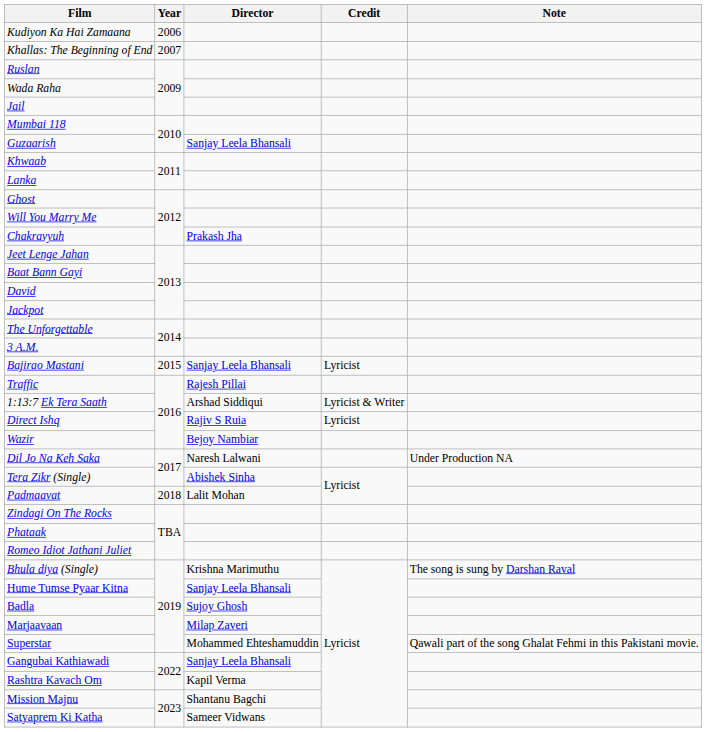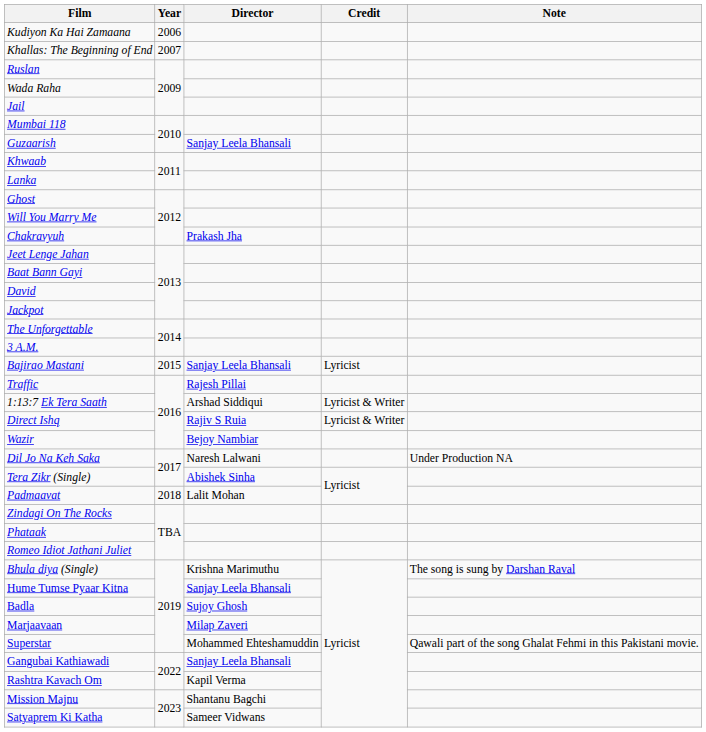(342, 421) Lyricist -> (364, 421) Lyricist & Writer
